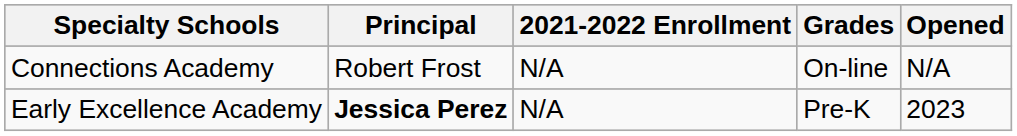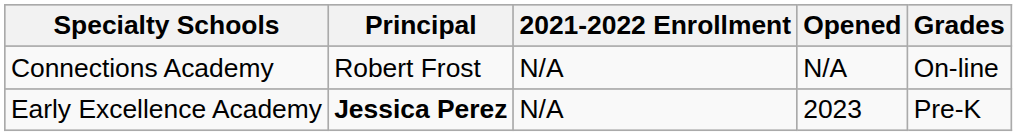columns swapped: (849, 25) <-> (955, 25)
